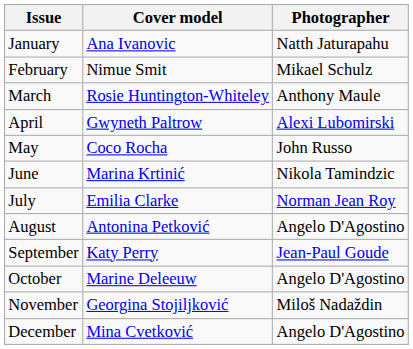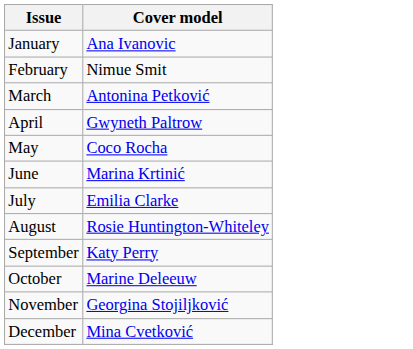- column: (341, 17)
(178, 95) Rosie Huntington-Whiteley -> (148, 95) Antonina Petković
(148, 226) Antonina Petković -> (178, 226) Rosie Huntington-Whiteley
